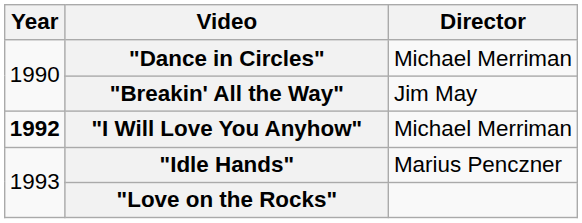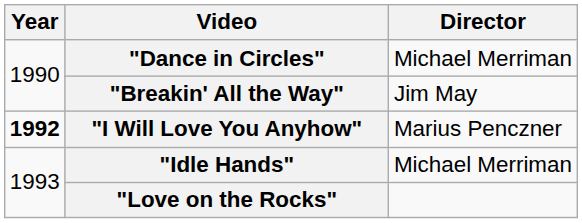(483, 128) Michael Merriman -> (478, 128) Marius Penczner
(478, 164) Marius Penczner -> (483, 164) Michael Merriman
